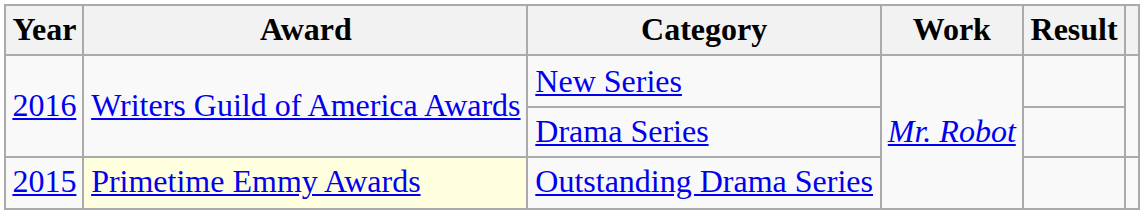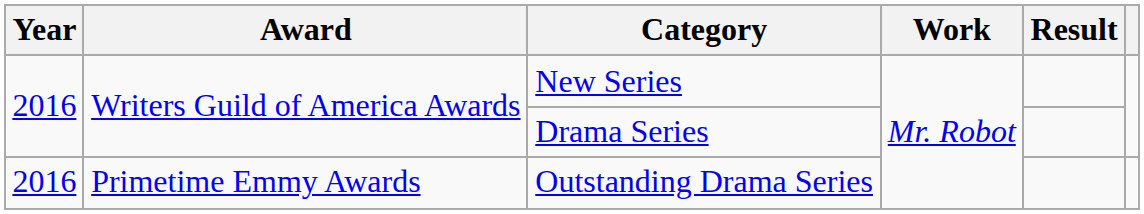(44, 182) 2015 -> (44, 182) 2016
(256, 182) lightyellow background -> (256, 182) no background
